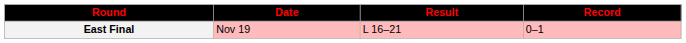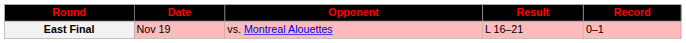+ column: (354, 13)
